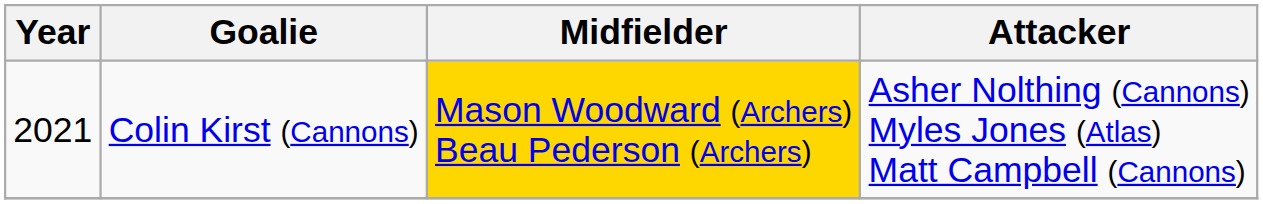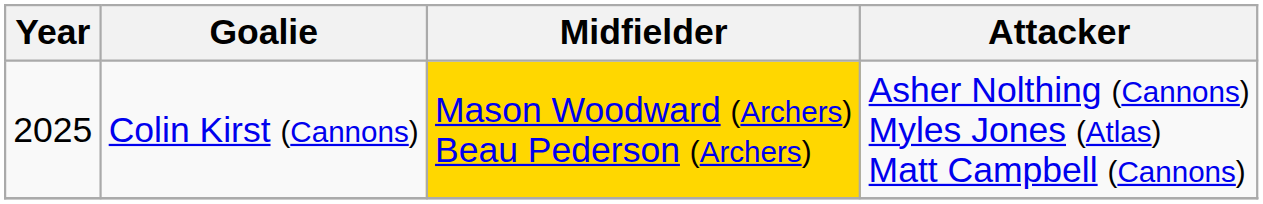(53, 128) 2021 -> (53, 128) 2025
